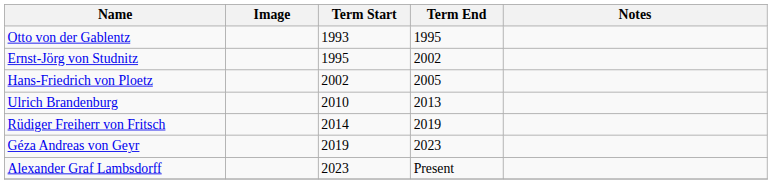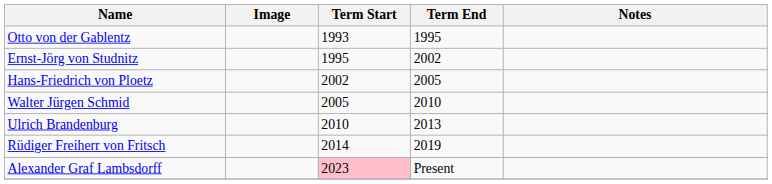+ row: (68, 102)
- row: (74, 146)
(335, 168) no background -> (335, 168) pink background
